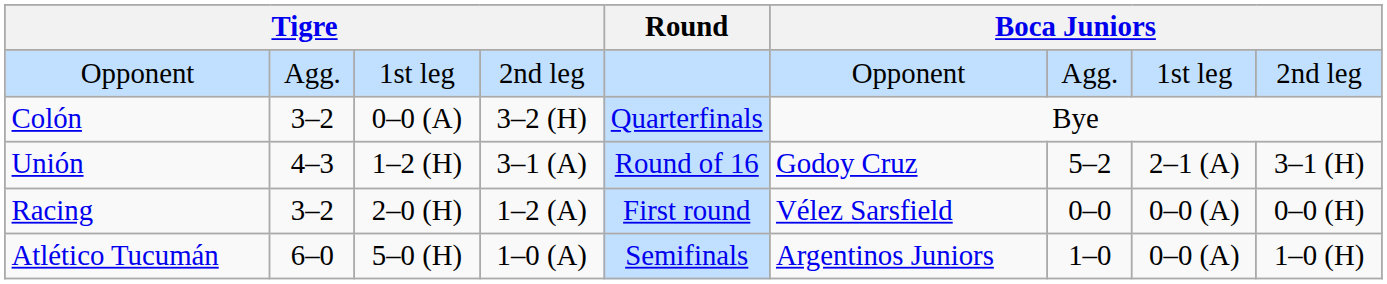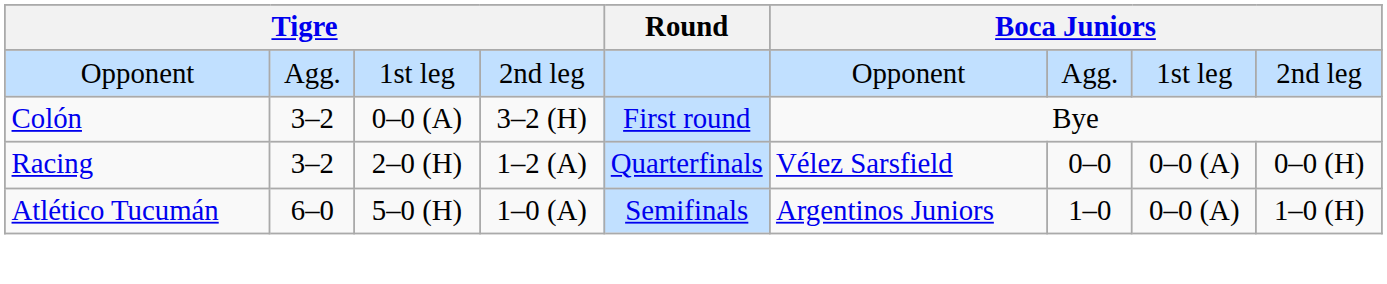(687, 118) Quarterfinals -> (687, 118) First round
- row: (48, 164)
(687, 210) First round -> (687, 164) Quarterfinals
